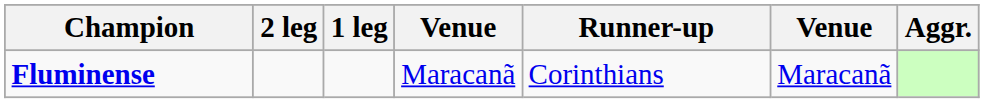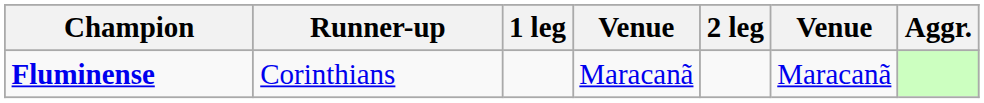columns swapped: (646, 27) <-> (289, 27)
